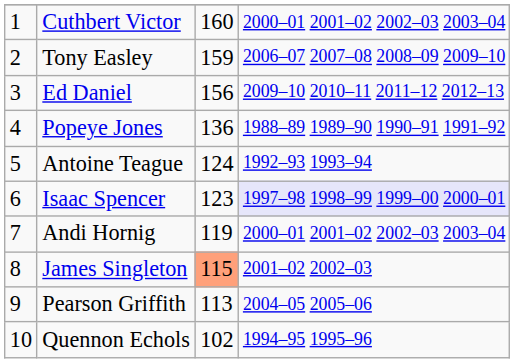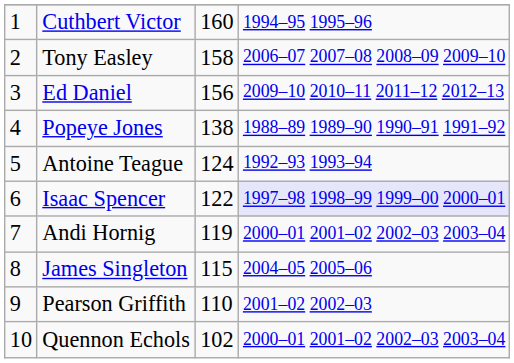(374, 22) 2000–01 2001–02 2002–03 2003–04 -> (307, 22) 1994–95 1995–96
(217, 57) 159 -> (217, 57) 158
(217, 127) 136 -> (217, 127) 138
(217, 198) 123 -> (217, 198) 122
(216, 269) lightsalmon background -> (216, 269) no background
(307, 269) 2001–02 2002–03 -> (307, 269) 2004–05 2005–06
(216, 304) 113 -> (216, 304) 110
(307, 304) 2004–05 2005–06 -> (307, 304) 2001–02 2002–03
(307, 339) 1994–95 1995–96 -> (374, 339) 2000–01 2001–02 2002–03 2003–04
